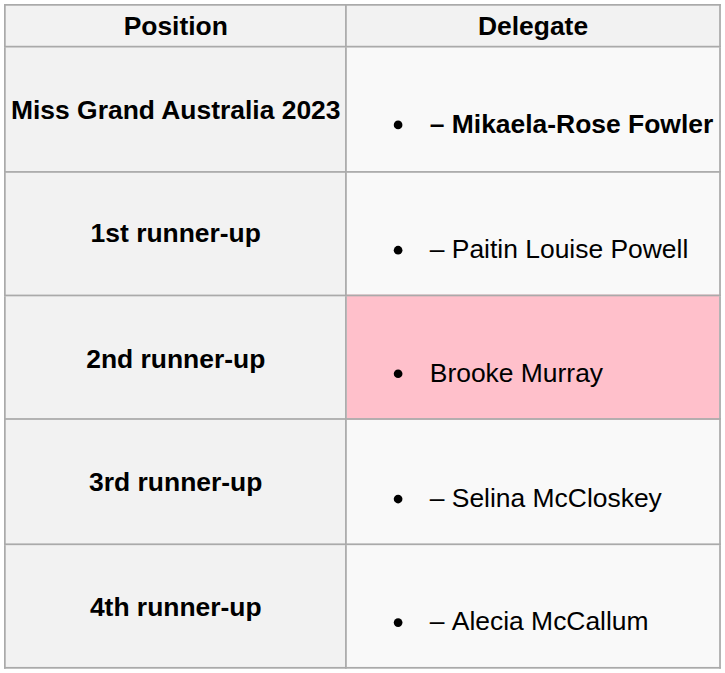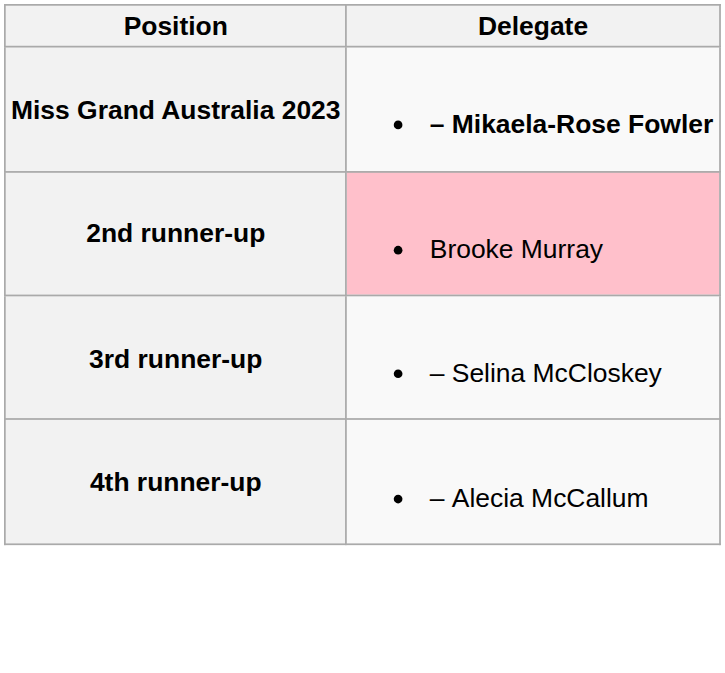- row: (176, 233)
